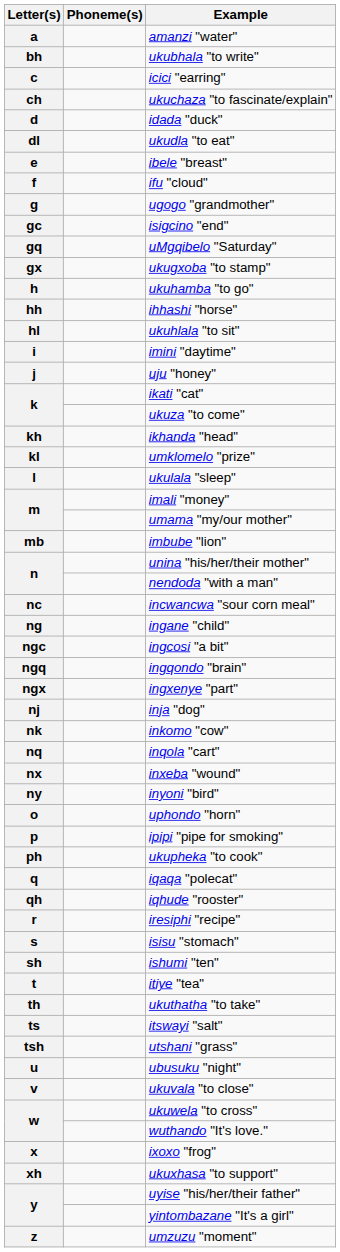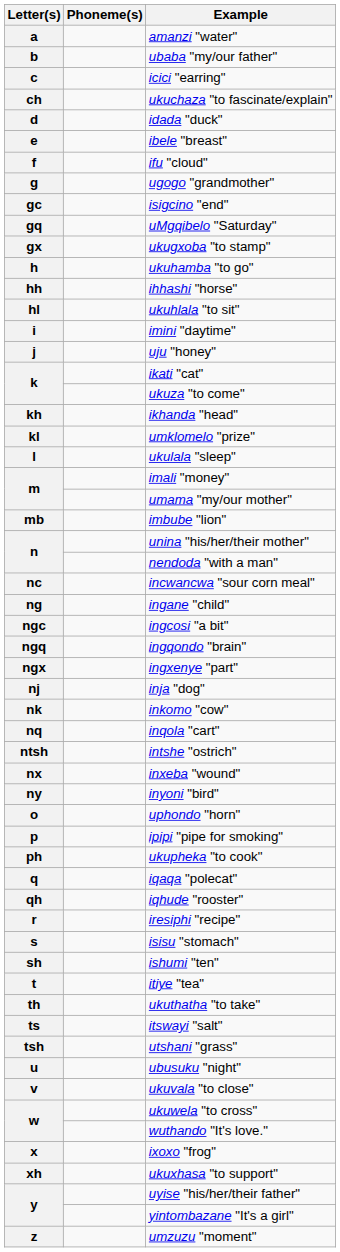+ row: (34, 57)
- row: (34, 57)
- row: (34, 141)
+ row: (34, 752)
